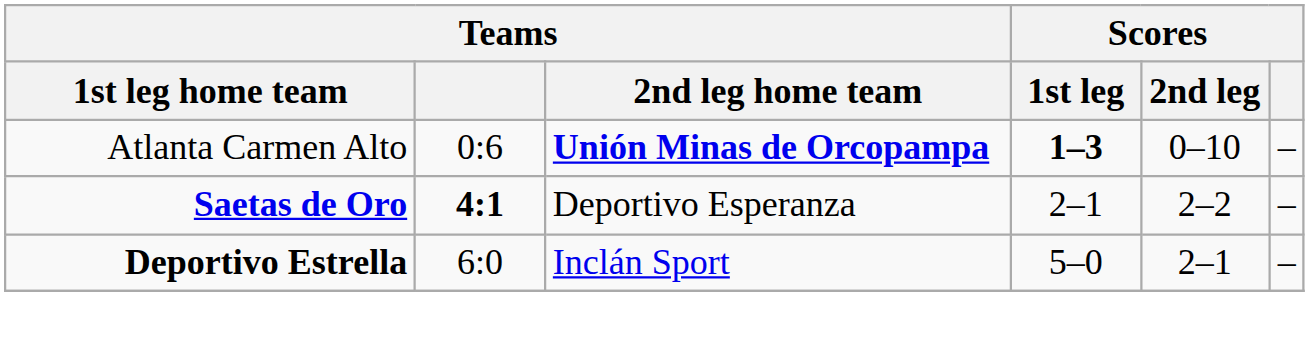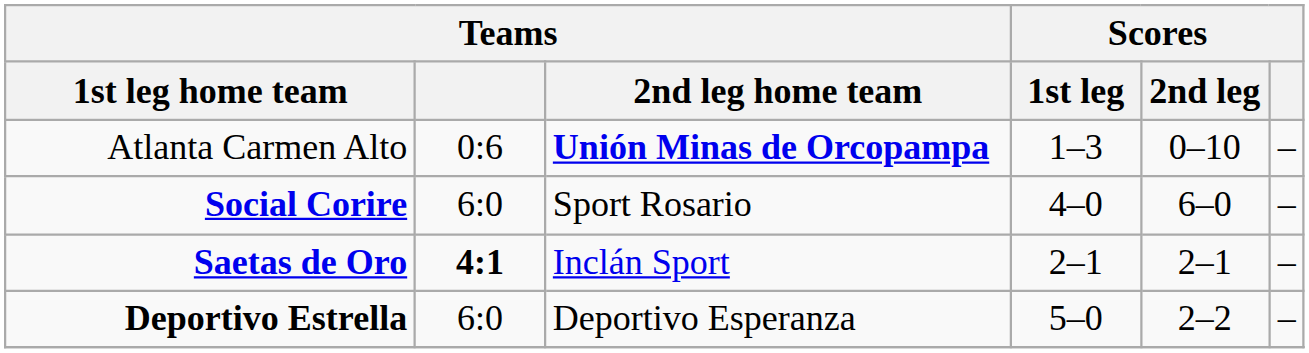(1076, 147) bold -> (1076, 147) normal
+ row: (306, 204)
(704, 204) Deportivo Esperanza -> (641, 261) Inclán Sport
(1205, 204) 2–2 -> (1205, 261) 2–1
(641, 261) Inclán Sport -> (704, 318) Deportivo Esperanza
(1205, 261) 2–1 -> (1205, 318) 2–2
